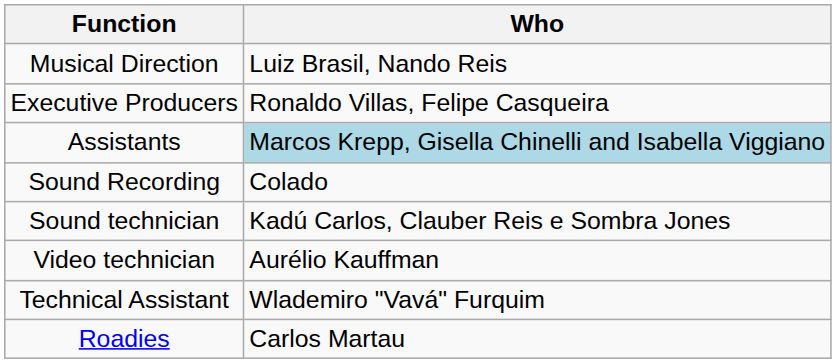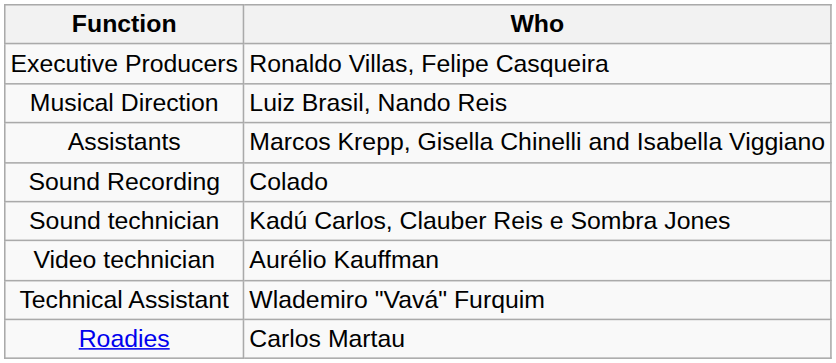rows swapped: (124, 63) <-> (124, 102)
(537, 142) lightblue background -> (537, 142) no background
